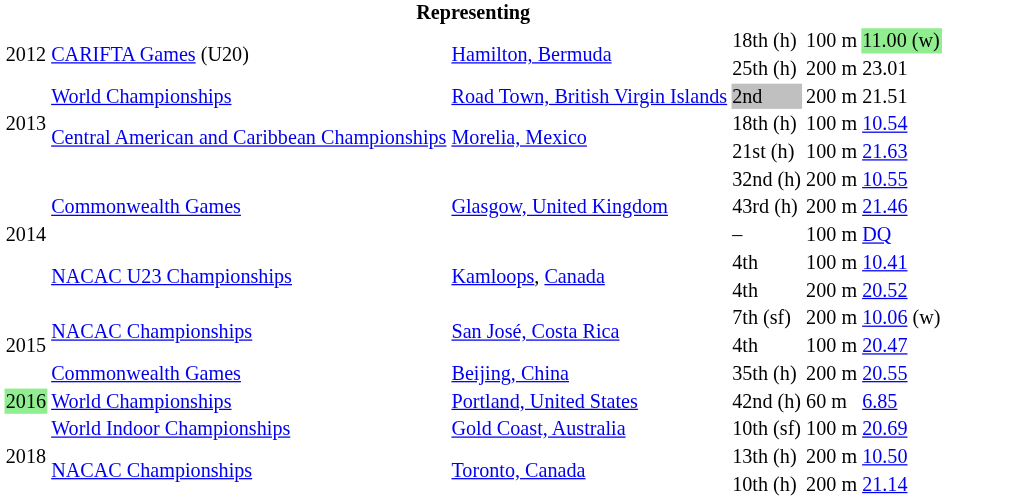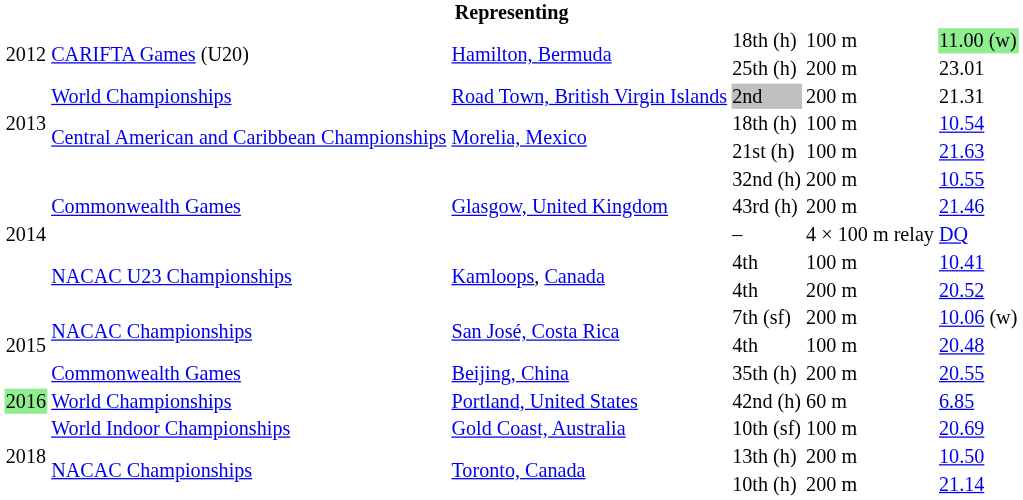(885, 96) 21.51 -> (962, 96) 21.31
(832, 234) 100 m -> (870, 234) 4 × 100 m relay
(885, 345) 20.47 -> (962, 345) 20.48
